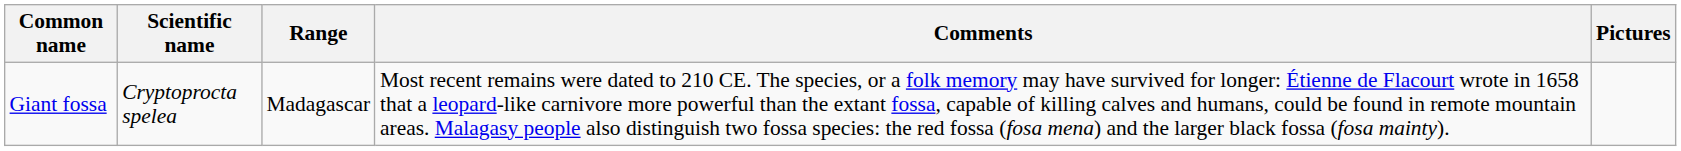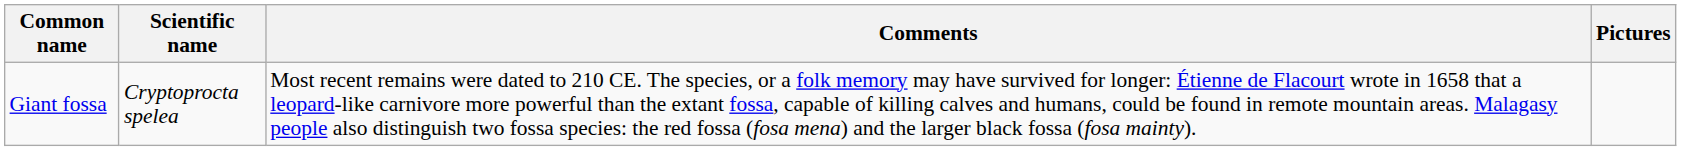- column: (318, 33)
